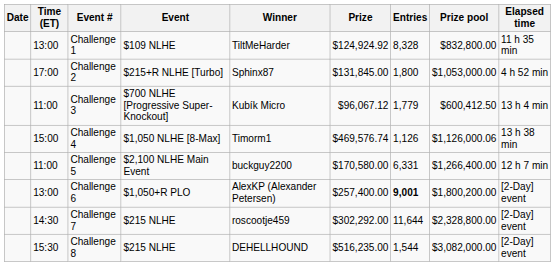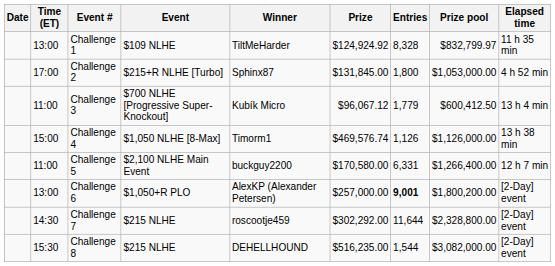(468, 45) $832,800.00 -> (468, 45) $832,799.97
(464, 138) $1,126,000.06 -> (464, 138) $1,126,000.00
(360, 193) $257,400.00 -> (360, 193) $257,000.00
